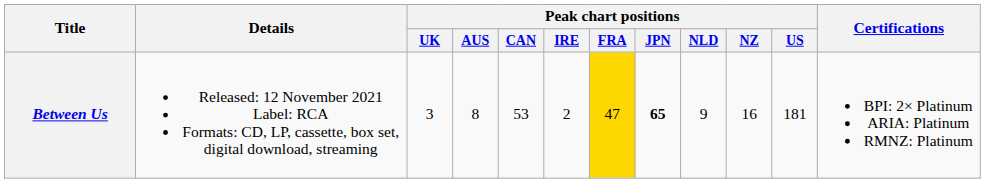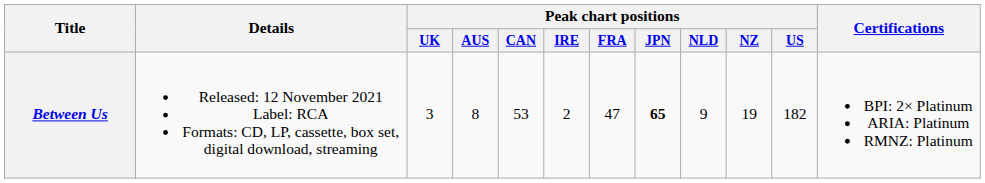(612, 114) gold background -> (612, 114) no background
(749, 114) 16 -> (749, 114) 19
(795, 114) 181 -> (795, 114) 182
